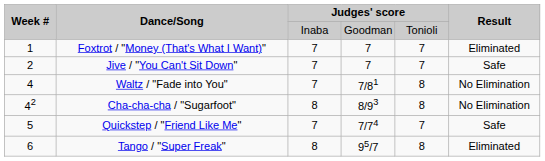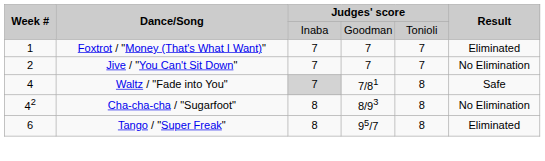(494, 65) Safe -> (494, 65) No Elimination
(315, 84) no background -> (315, 84) lightgrey background
(494, 84) No Elimination -> (494, 84) Safe
- row: (172, 125)
